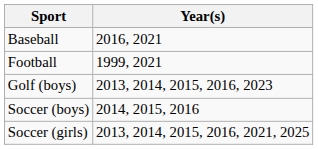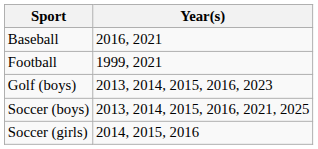(148, 109) 2014, 2015, 2016 -> (203, 109) 2013, 2014, 2015, 2016, 2021, 2025
(203, 132) 2013, 2014, 2015, 2016, 2021, 2025 -> (148, 132) 2014, 2015, 2016
